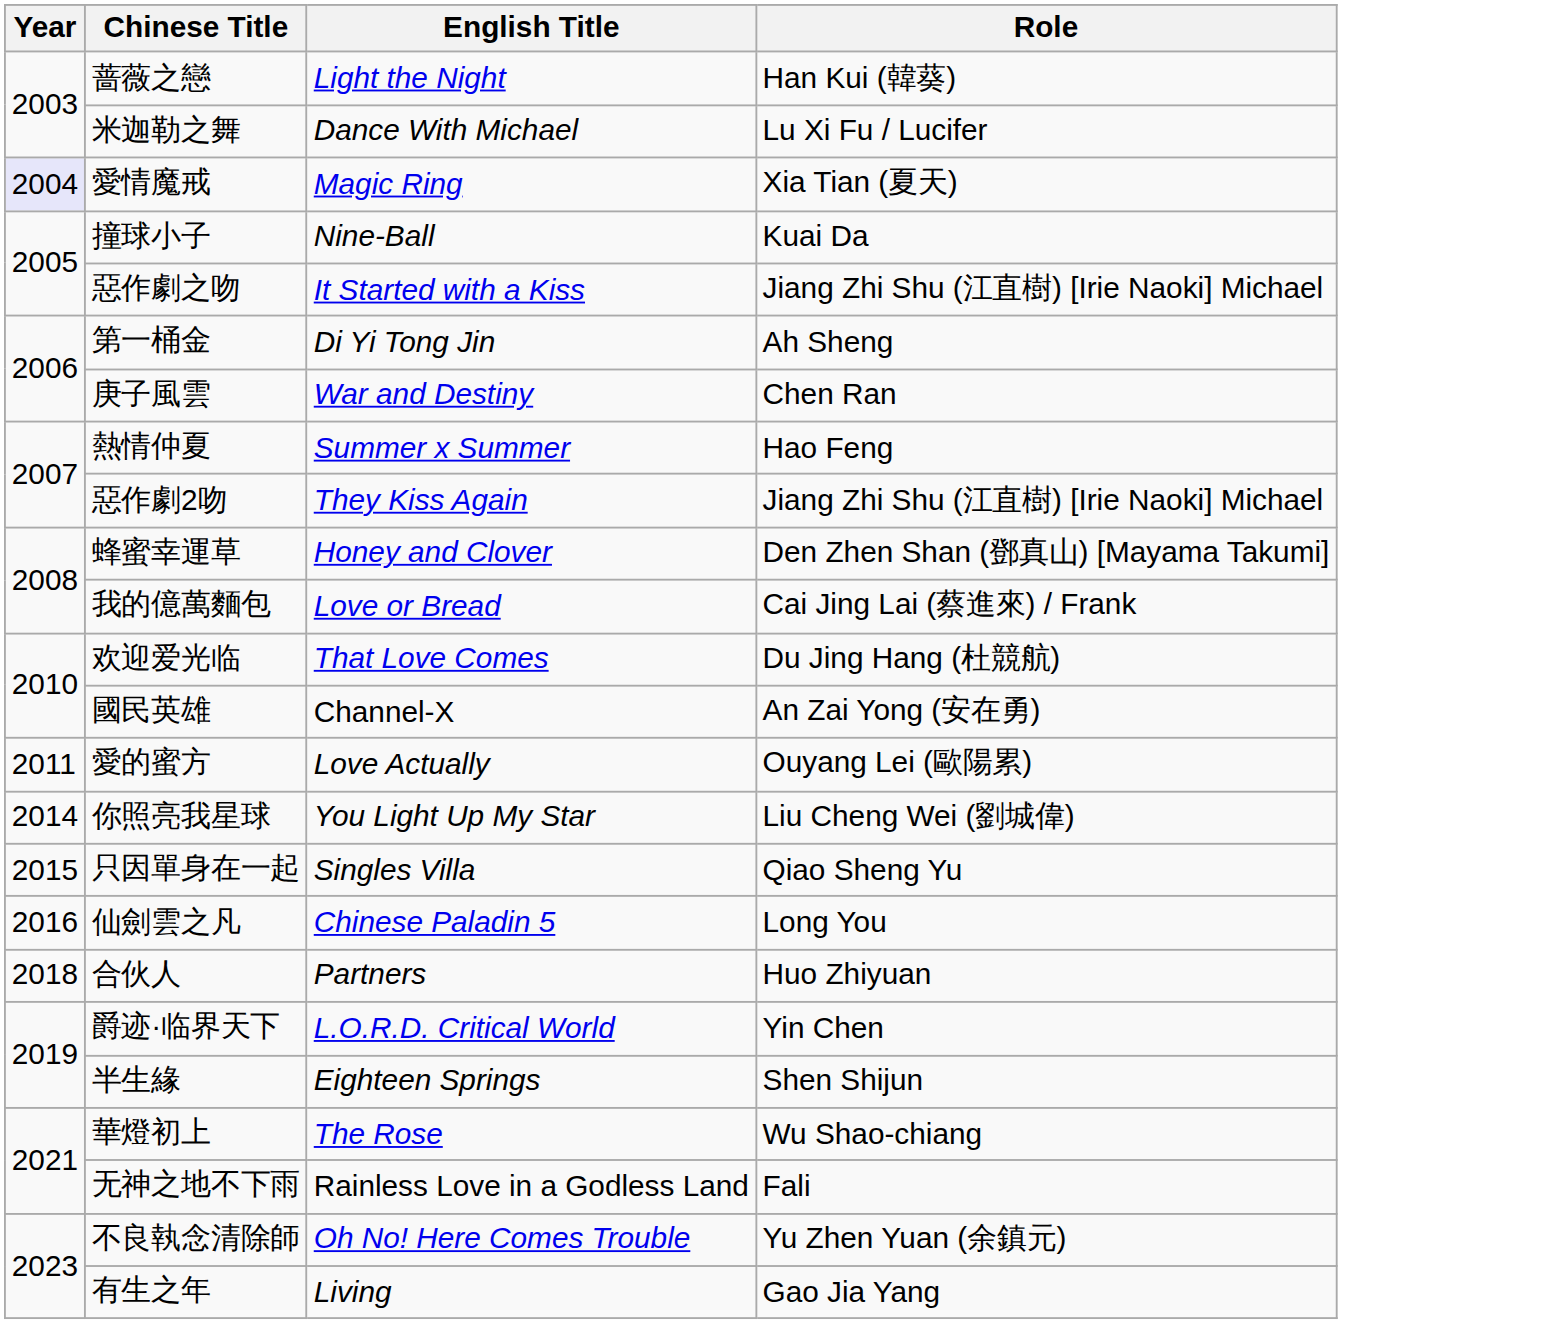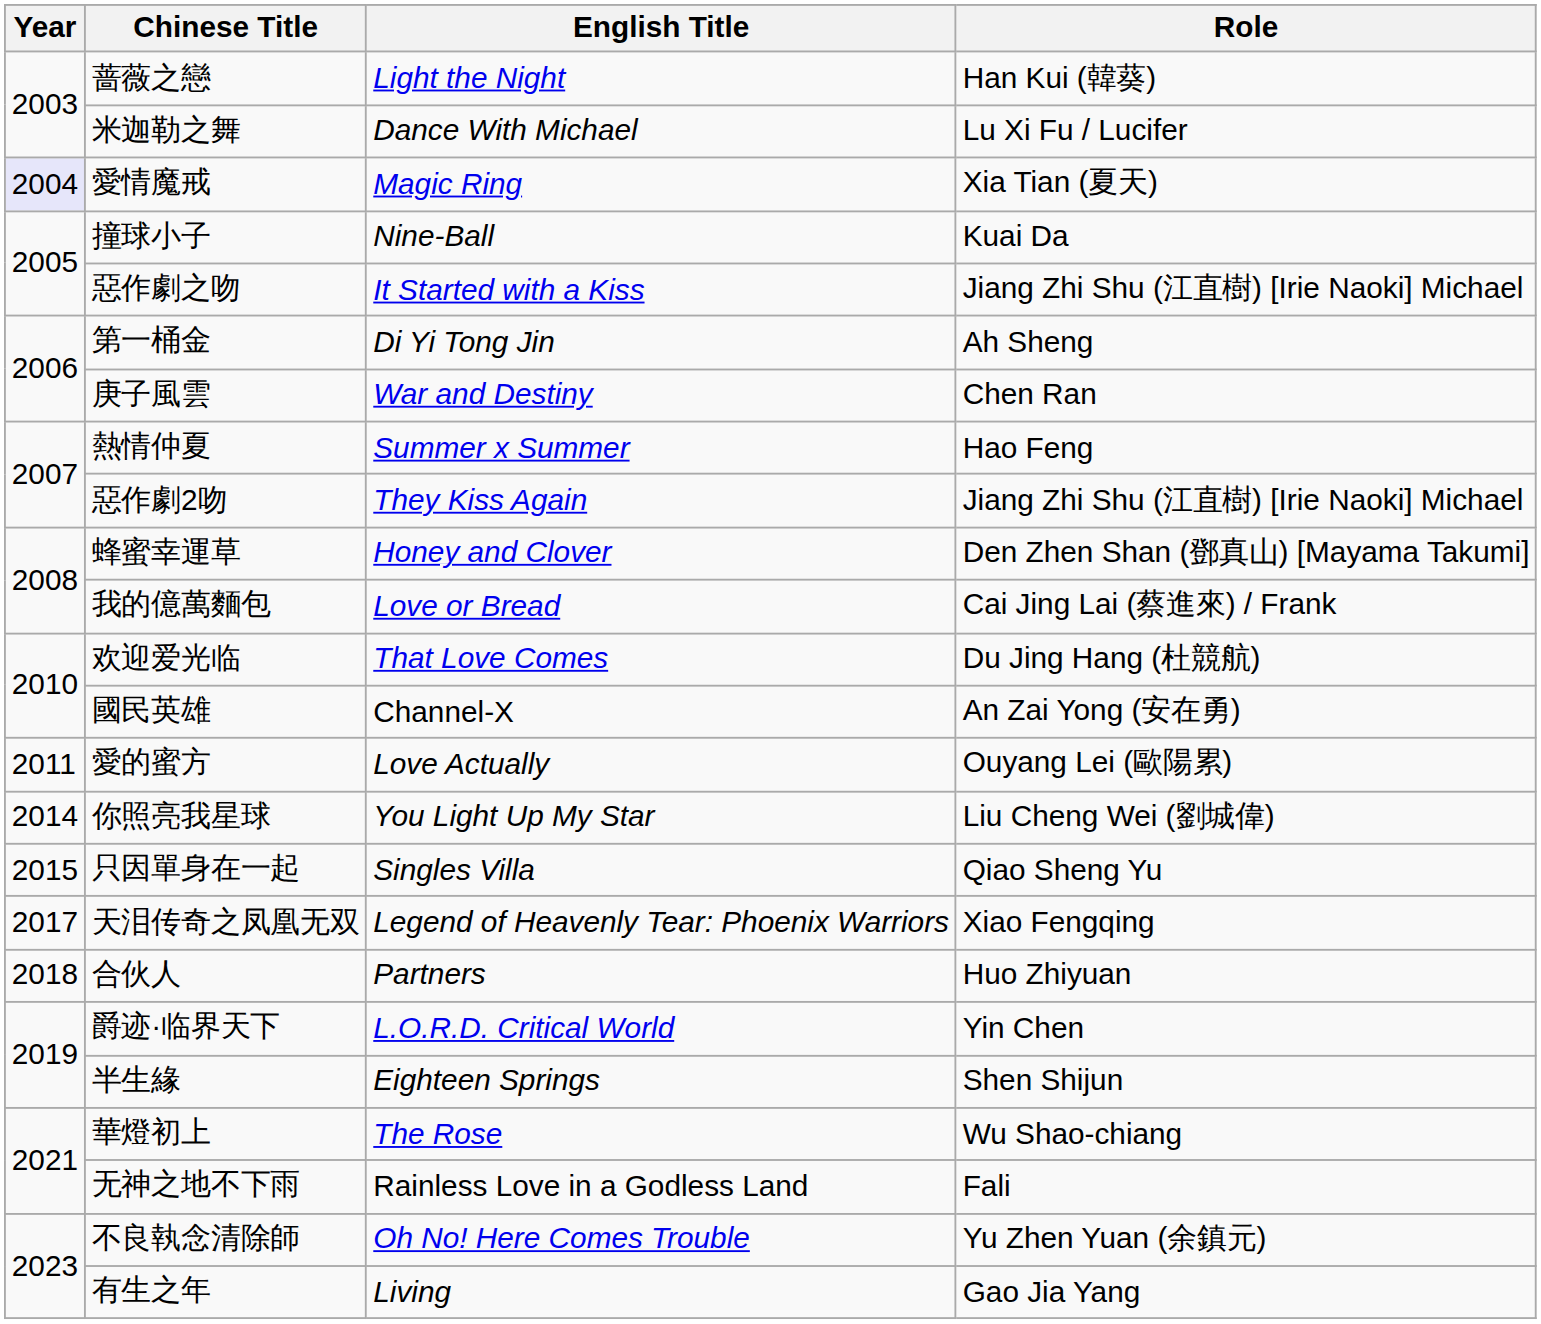- row: (166, 921)
+ row: (226, 921)
